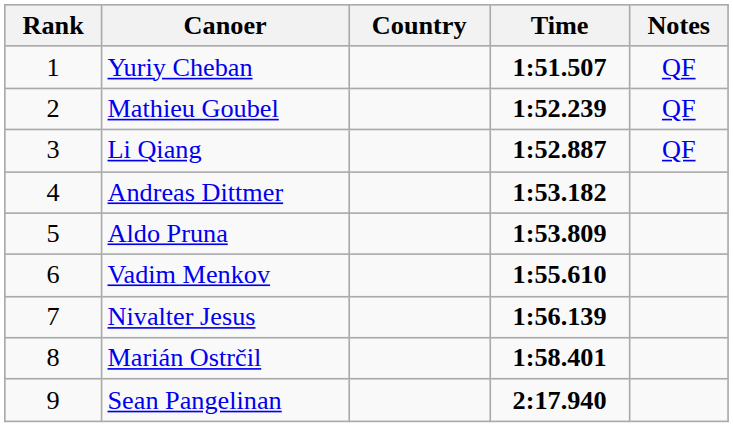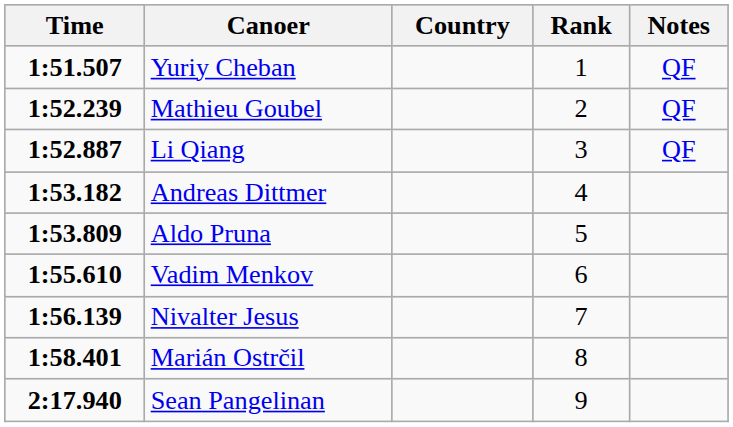columns swapped: (53, 25) <-> (560, 25)
